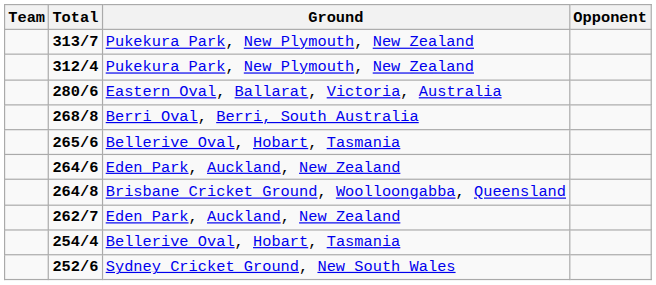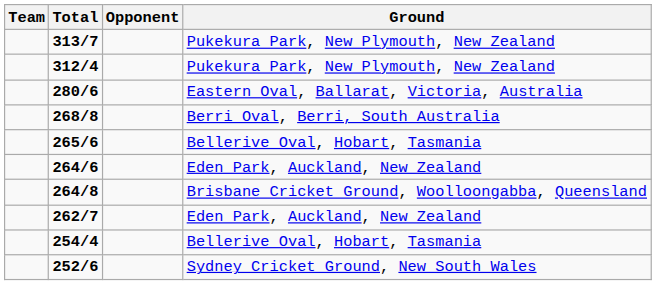columns swapped: (610, 17) <-> (336, 17)
